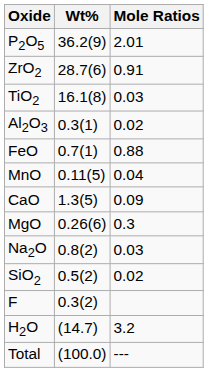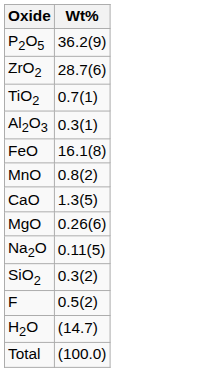- column: (157, 16)
(82, 97) 16.1(8) -> (78, 97) 0.7(1)
(78, 150) 0.7(1) -> (82, 150) 16.1(8)
(82, 175) 0.11(5) -> (78, 175) 0.8(2)
(78, 249) 0.8(2) -> (82, 249) 0.11(5)
(78, 277) 0.5(2) -> (78, 277) 0.3(2)
(78, 302) 0.3(2) -> (78, 302) 0.5(2)
